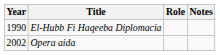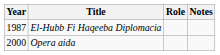(16, 27) 1990 -> (16, 27) 1987
(16, 43) 2002 -> (16, 43) 2000
